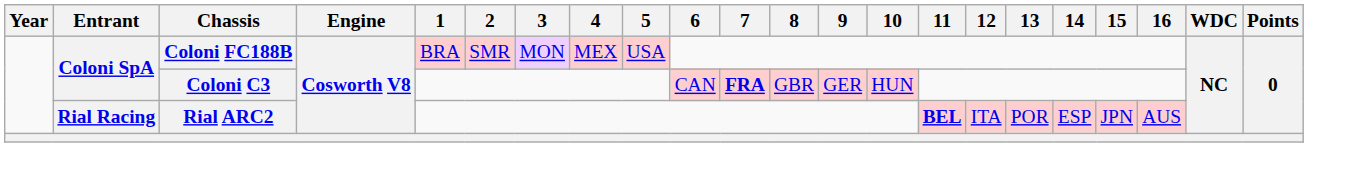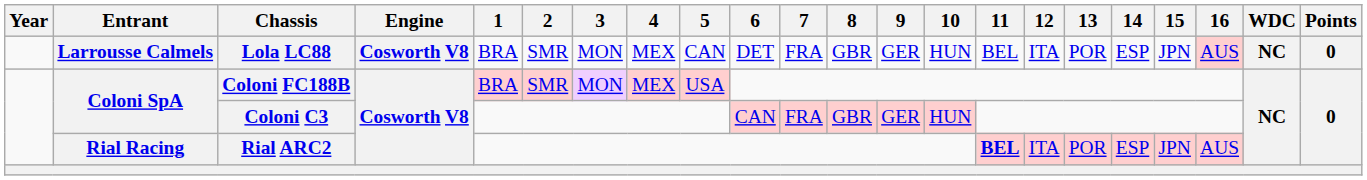+ row: (286, 52)
(745, 84) bold -> (804, 116) normal
